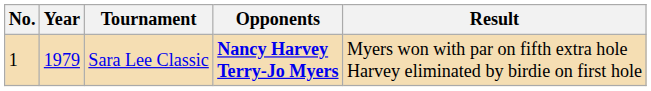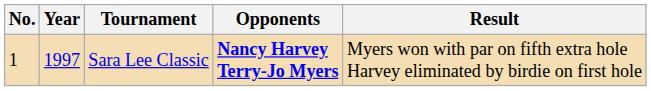(62, 60) 1979 -> (62, 60) 1997
